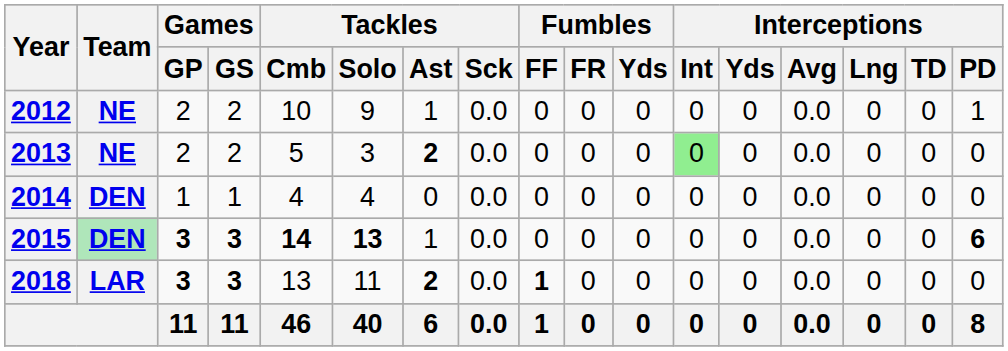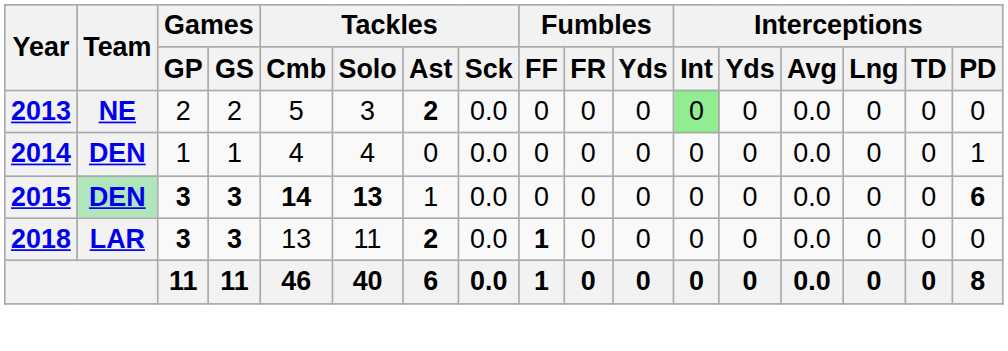- row: (41, 111)
(978, 196) 0 -> (978, 153) 1
